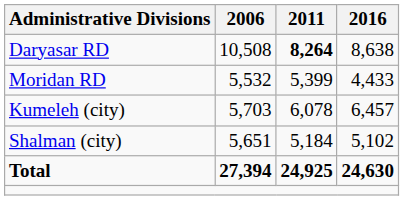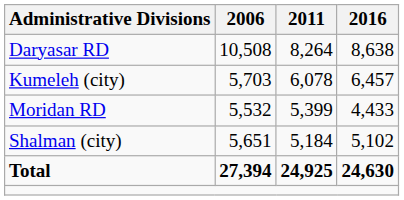(311, 49) bold -> (311, 49) normal
rows swapped: (57, 79) <-> (67, 110)
